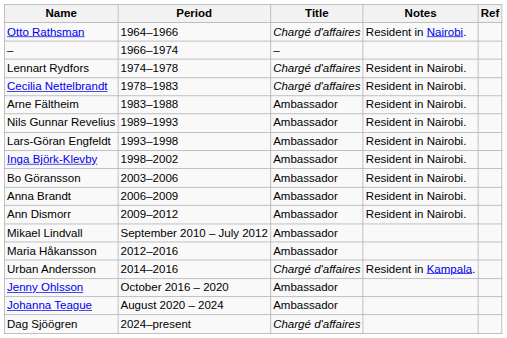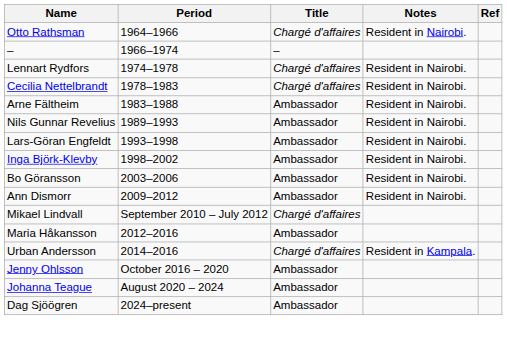- row: (39, 196)
(305, 232) Ambassador -> (317, 214) Chargé d'affaires
(317, 324) Chargé d'affaires -> (305, 305) Ambassador
